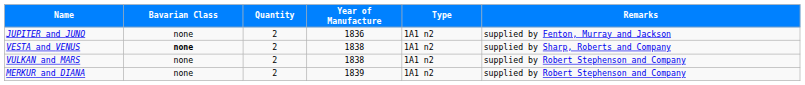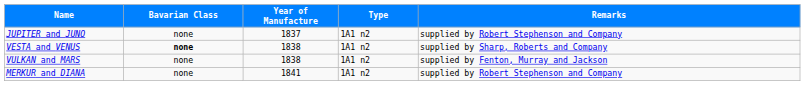- column: (275, 16)
(354, 34) 1836 -> (291, 34) 1837
(577, 34) supplied by Fenton, Murray and Jackson -> (521, 34) supplied by Robert Stephenson and Company
(585, 60) supplied by Robert Stephenson and Company -> (514, 60) supplied by Fenton, Murray and Jackson
(354, 74) 1839 -> (291, 74) 1841
